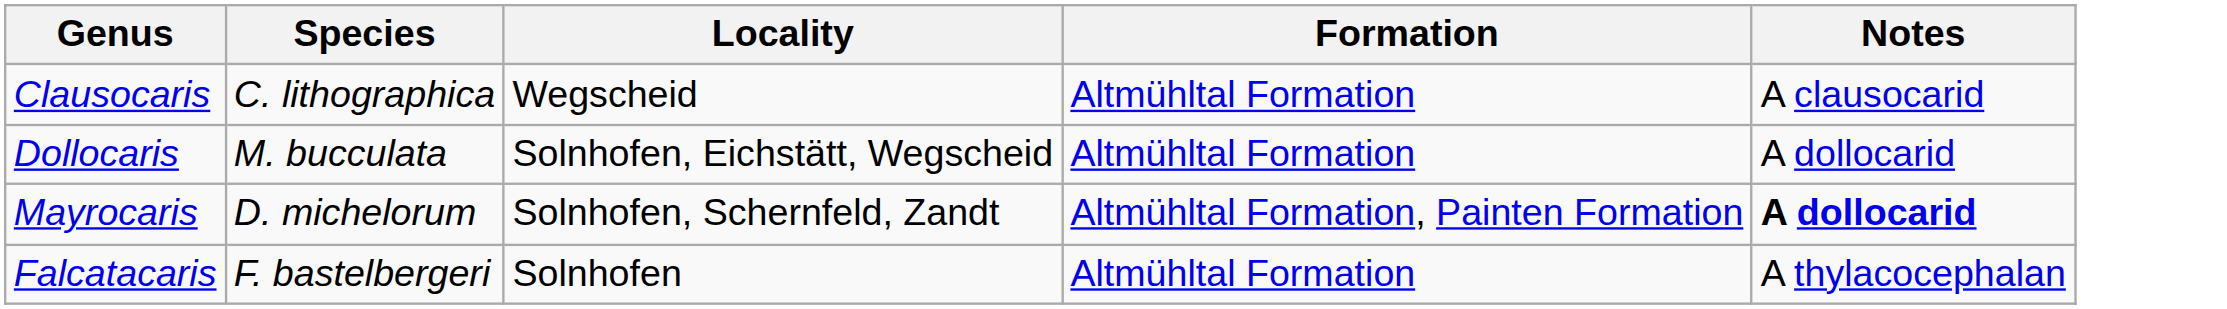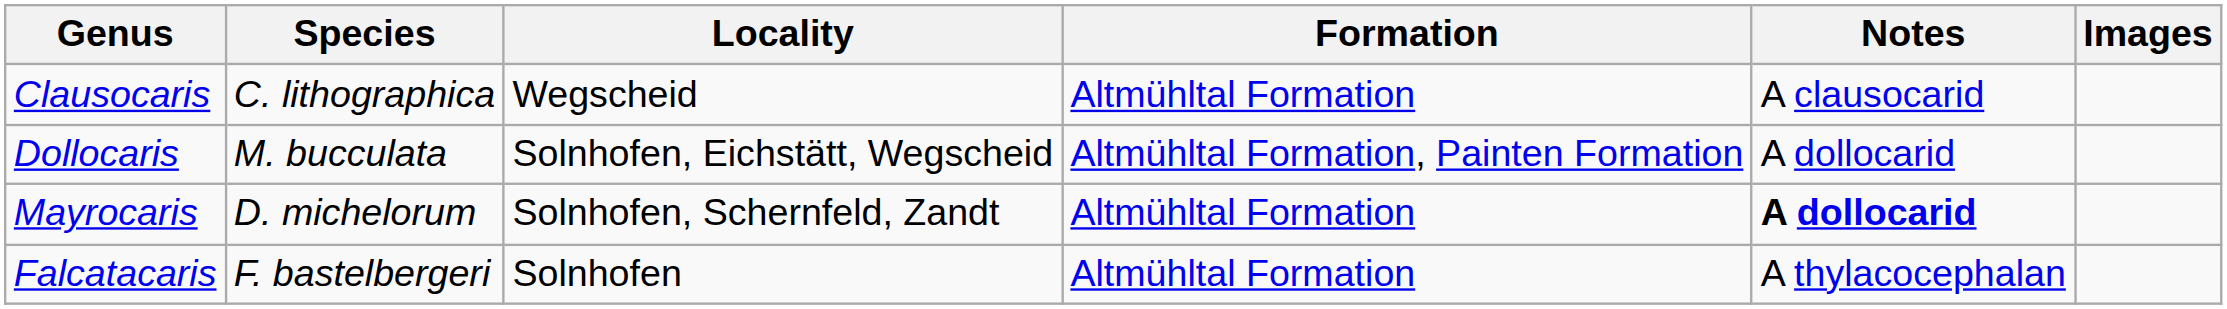+ column: (2148, 34)
(1243, 153) Altmühltal Formation -> (1407, 153) Altmühltal Formation, Painten Formation
(1407, 213) Altmühltal Formation, Painten Formation -> (1243, 213) Altmühltal Formation
